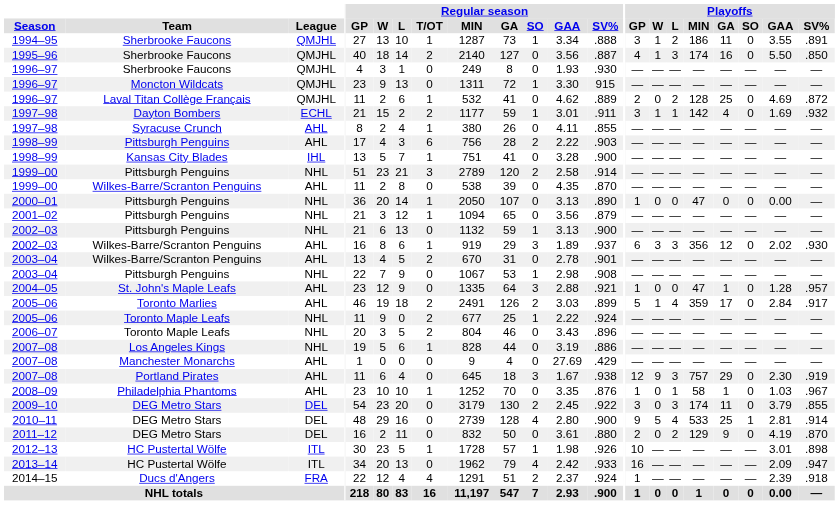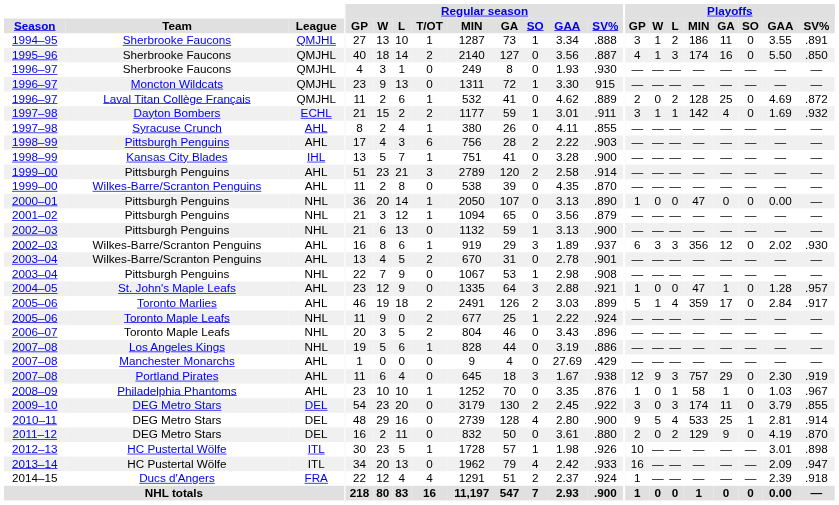(316, 172) NHL -> (316, 172) AHL
